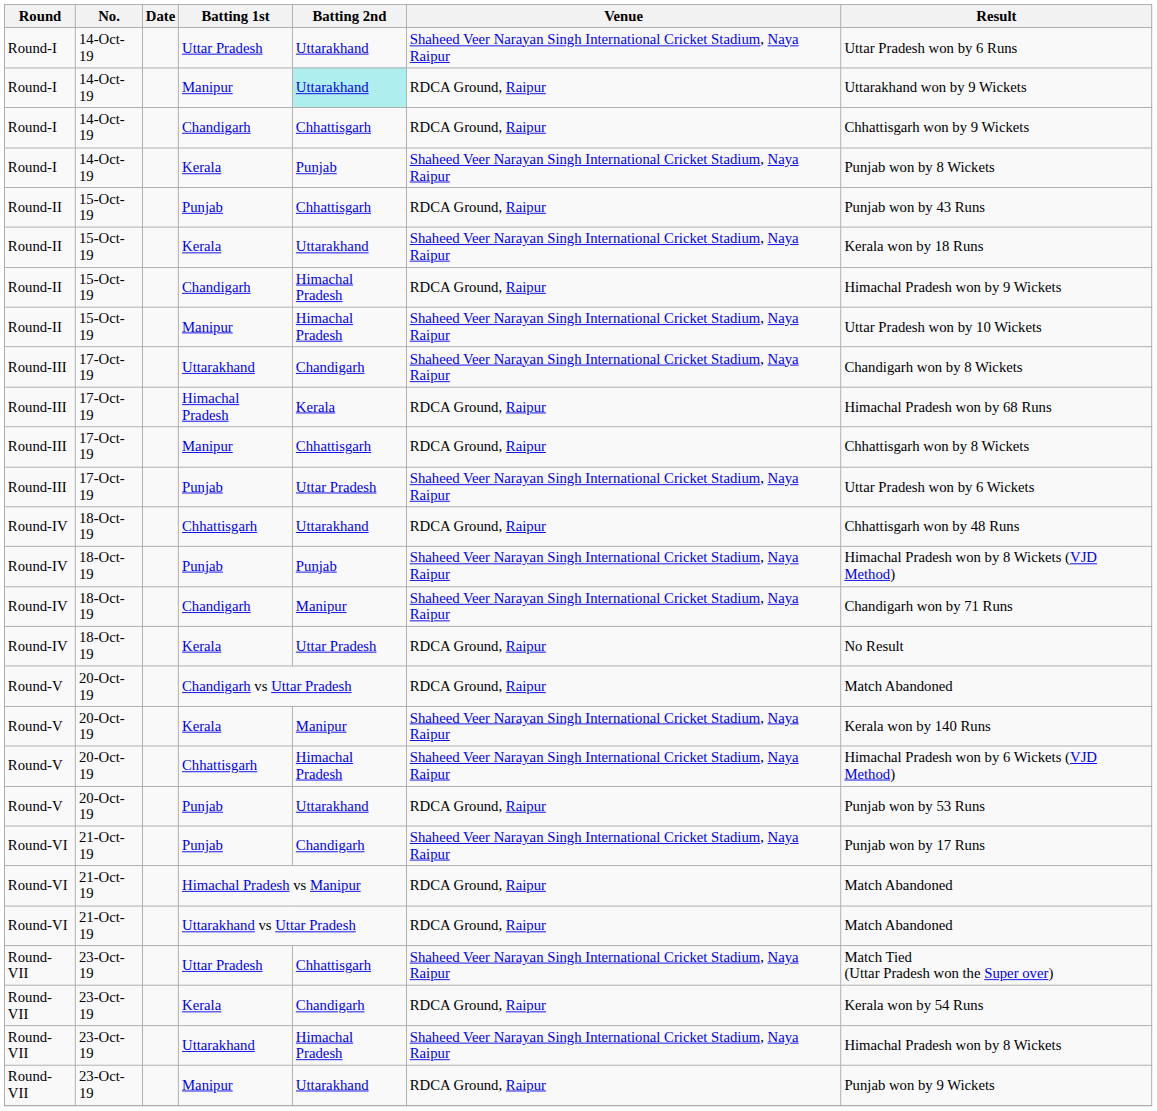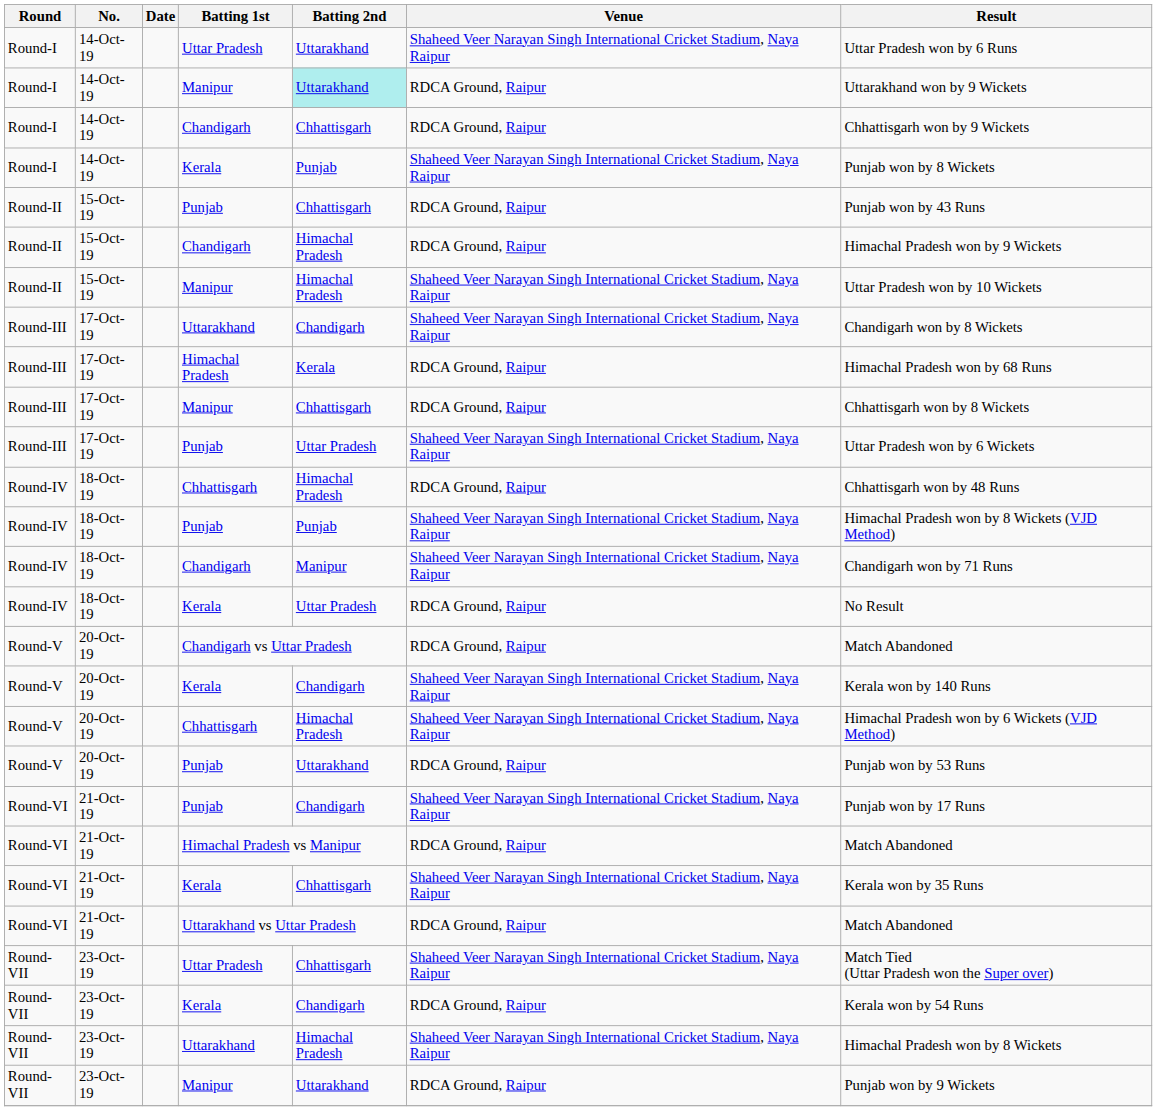- row: (35, 247)
(332, 526) Uttarakhand -> (324, 486) Himachal Pradesh
(321, 726) Manipur -> (330, 686) Chandigarh
+ row: (38, 885)
